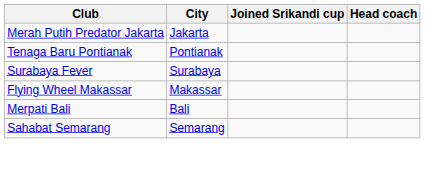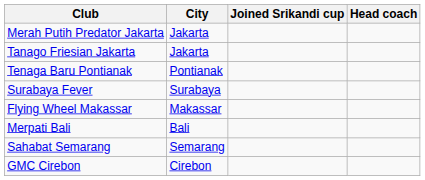+ row: (71, 52)
+ row: (44, 166)
